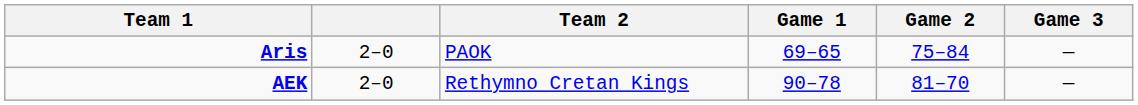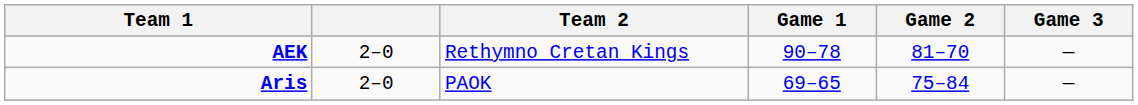rows swapped: (284, 52) <-> (290, 84)
